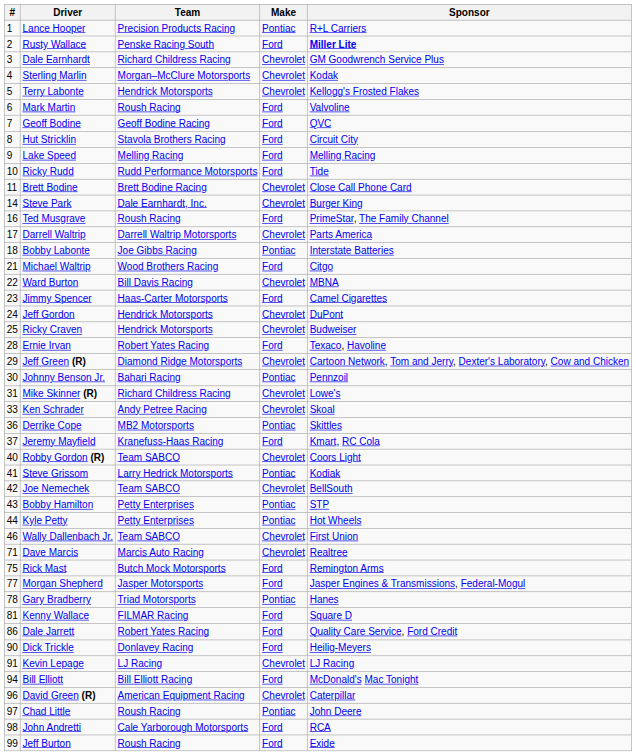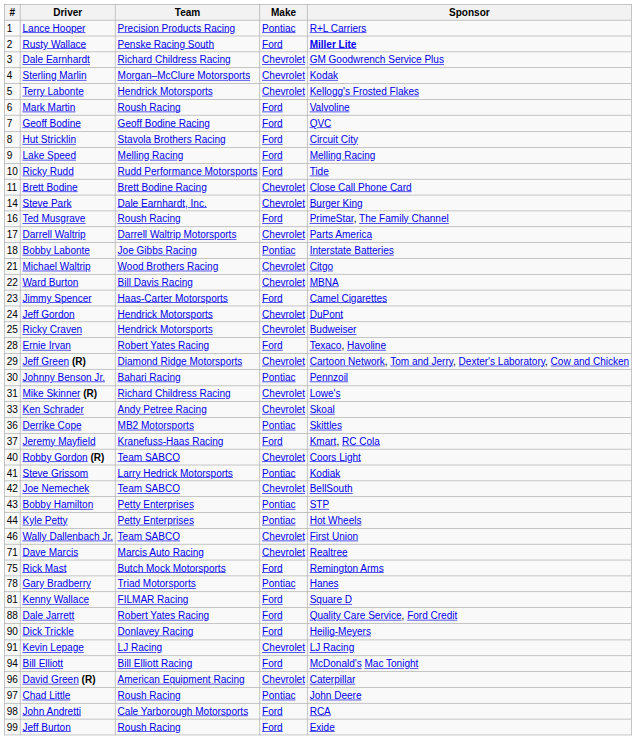(272, 267) Ford -> (284, 267) Chevrolet
- row: (63, 584)
(12, 632) 86 -> (12, 616) 88
